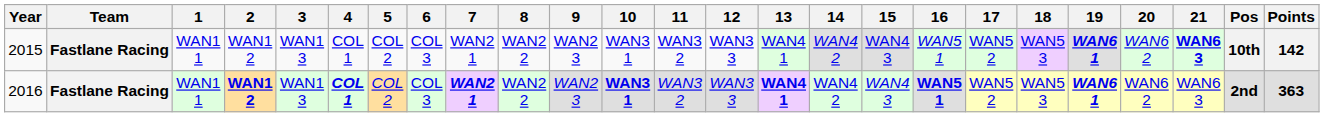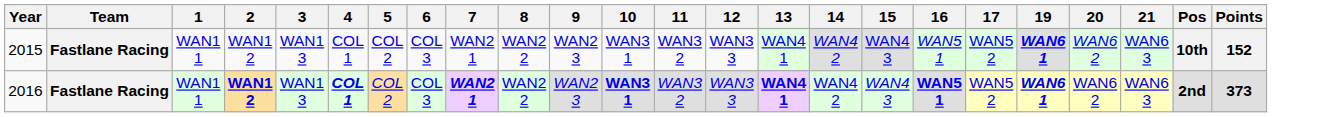- column: (1043, 16)
(1199, 49) bold -> (1147, 49) normal
(1291, 49) 142 -> (1239, 49) 152
(1291, 91) 363 -> (1239, 91) 373
